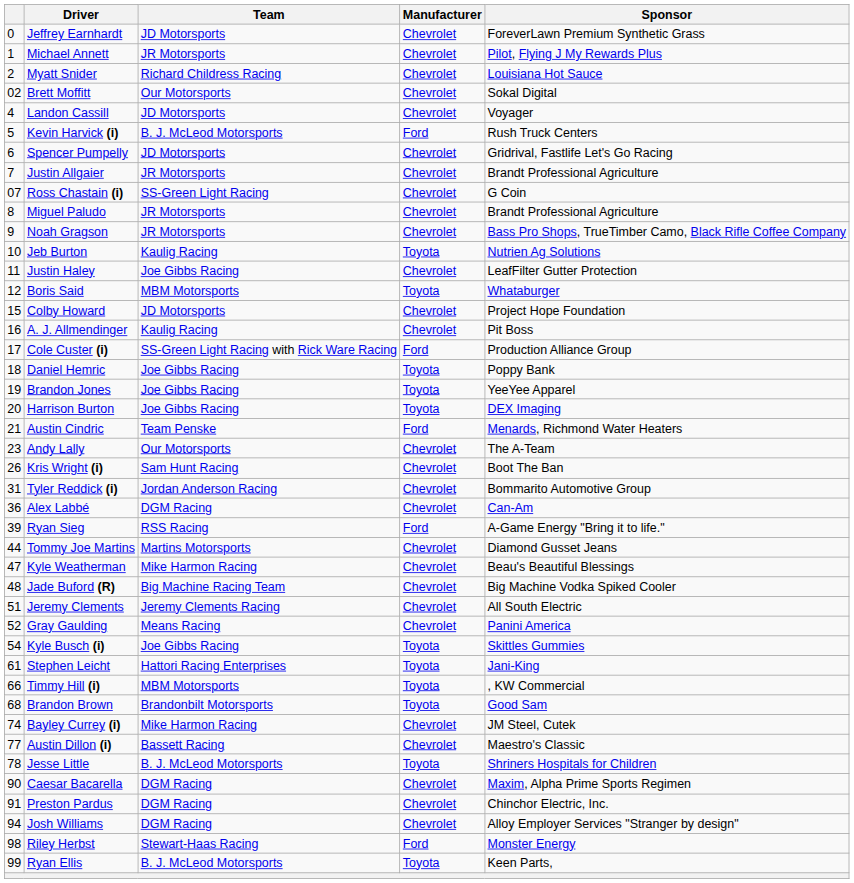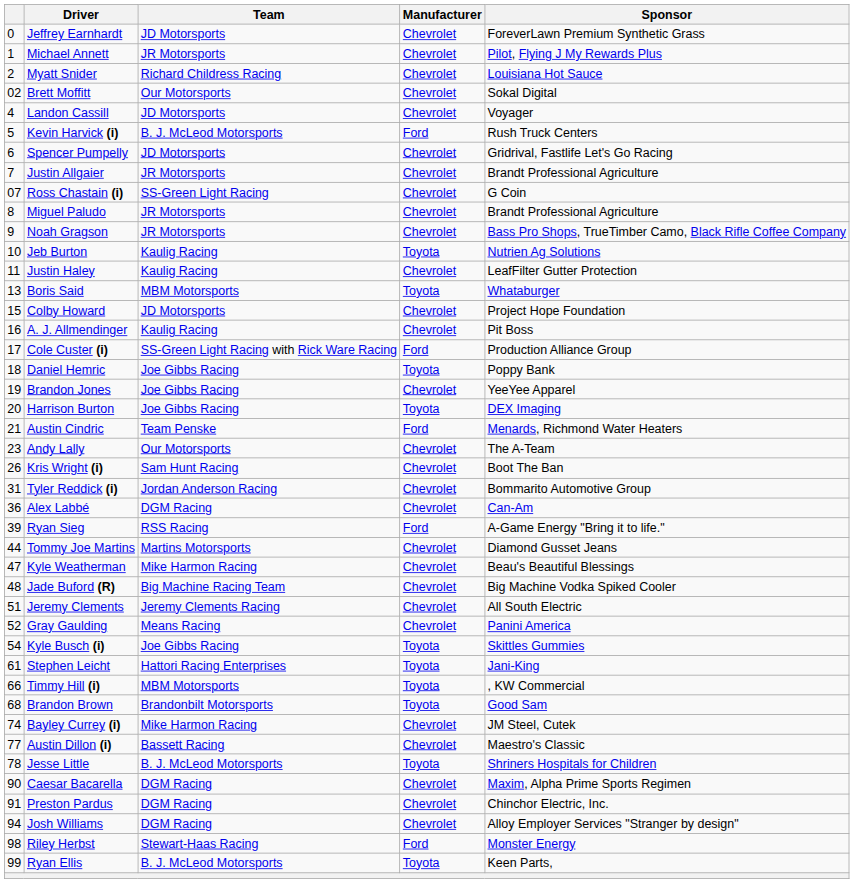(190, 271) Joe Gibbs Racing -> (179, 271) Kaulig Racing
(14, 291) 12 -> (14, 291) 13
(421, 389) Toyota -> (429, 389) Chevrolet
